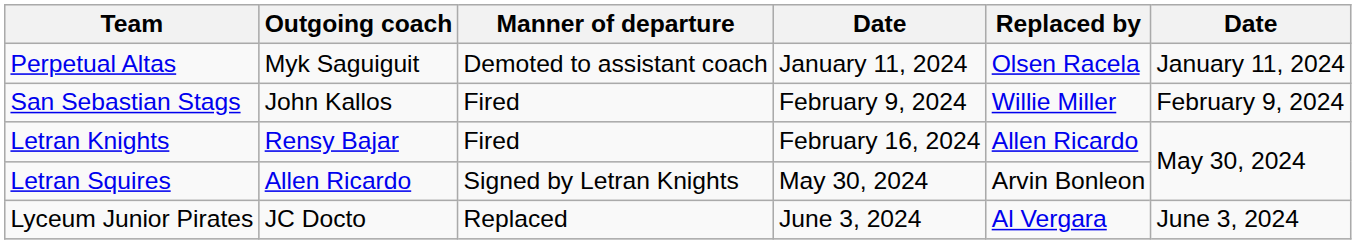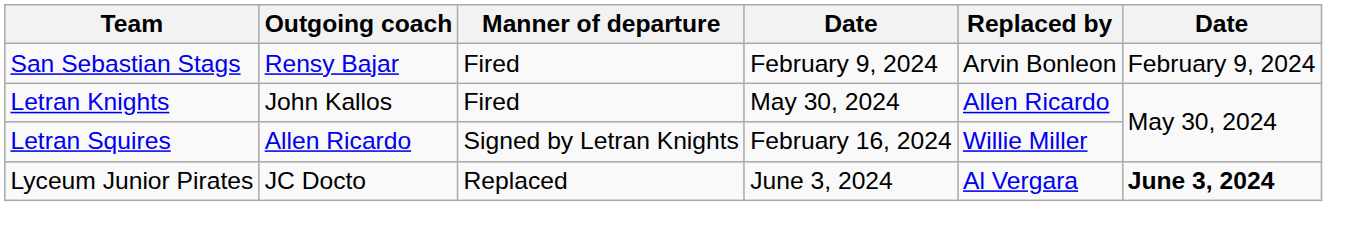- row: (93, 63)
(328, 102) John Kallos -> (332, 63) Rensy Bajar
(1054, 102) Willie Miller -> (1040, 63) Arvin Bonleon
(332, 141) Rensy Bajar -> (328, 102) John Kallos
(880, 141) February 16, 2024 -> (825, 102) May 30, 2024
(854, 180) May 30, 2024 -> (851, 141) February 16, 2024
(1068, 180) Arvin Bonleon -> (1025, 141) Willie Miller
(1228, 219) normal -> (1201, 180) bold
